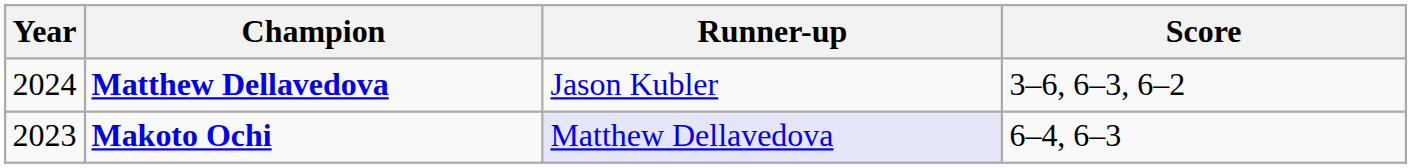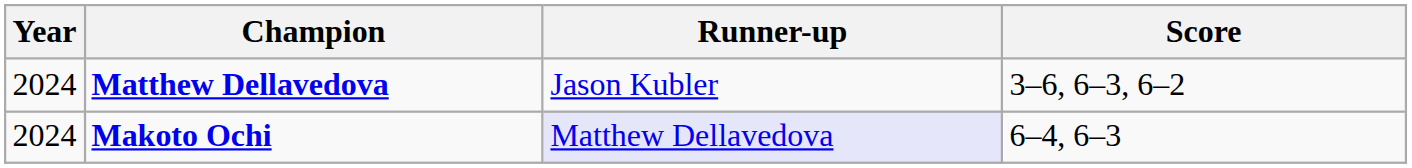(45, 136) 2023 -> (45, 136) 2024
